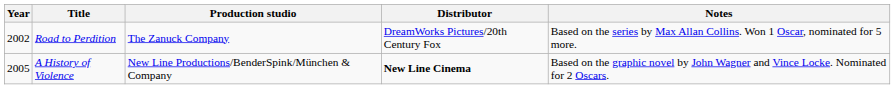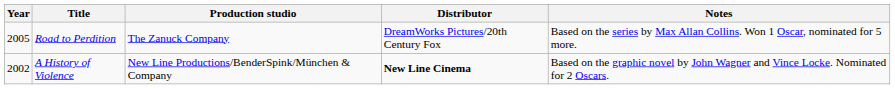(18, 37) 2002 -> (18, 37) 2005
(18, 68) 2005 -> (18, 68) 2002
